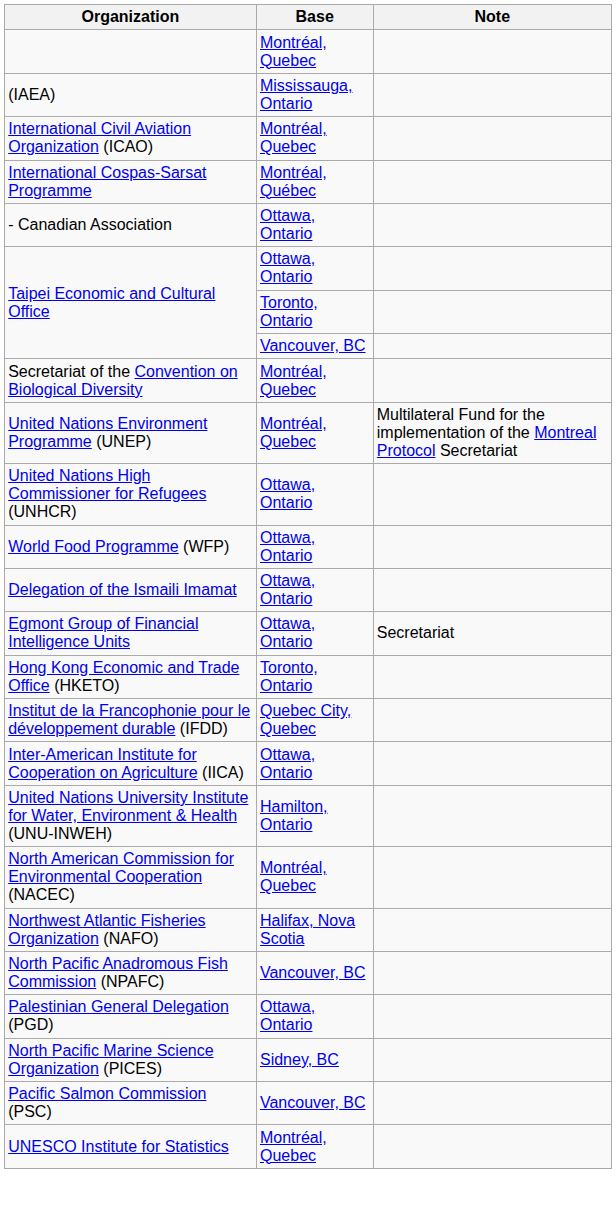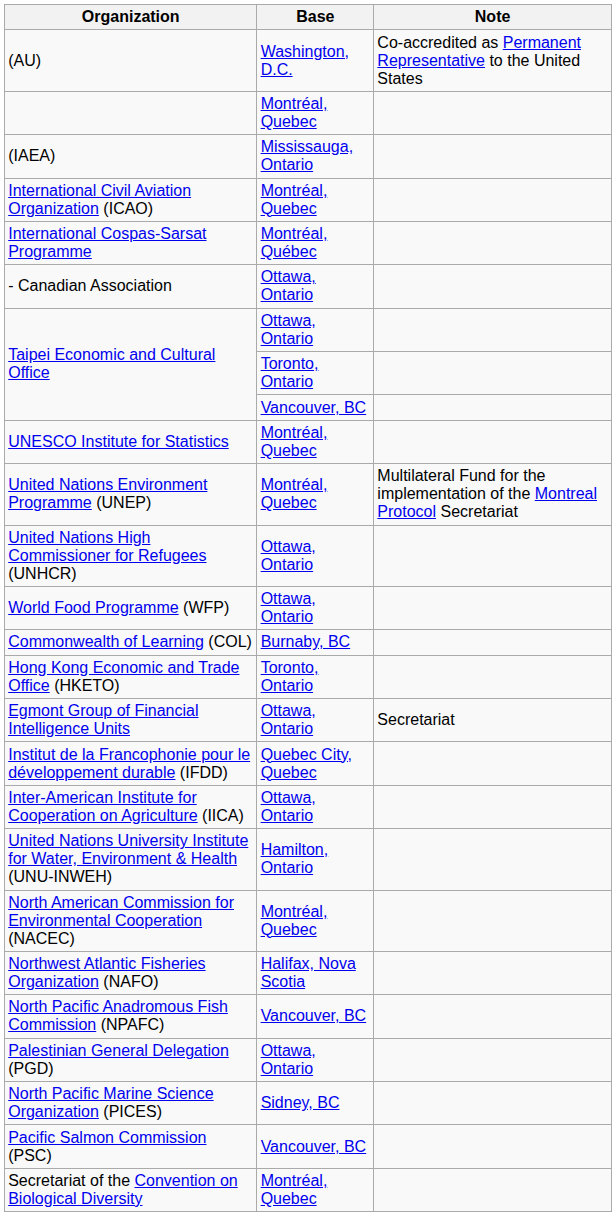+ row: (25, 60)
rows swapped: (118, 1146) <-> (123, 380)
+ row: (130, 642)
- row: (122, 590)
rows swapped: (103, 633) <-> (124, 676)
